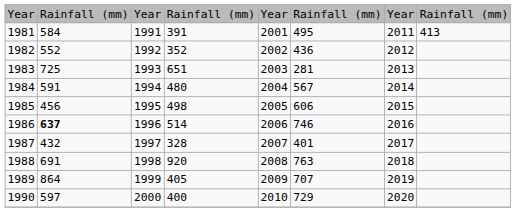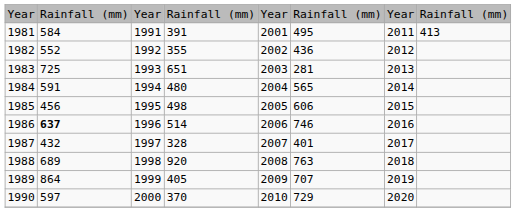(177, 51) 352 -> (177, 51) 355
(303, 87) 567 -> (303, 87) 565
(50, 161) 691 -> (50, 161) 689
(177, 198) 400 -> (177, 198) 370
